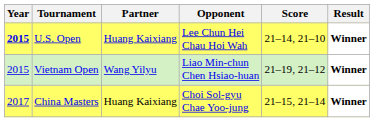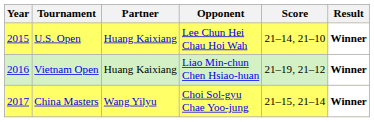(18, 38) bold -> (18, 38) normal
(18, 70) 2015 -> (18, 70) 2016
(130, 70) Wang Yilyu -> (140, 70) Huang Kaixiang
(140, 101) Huang Kaixiang -> (130, 101) Wang Yilyu
